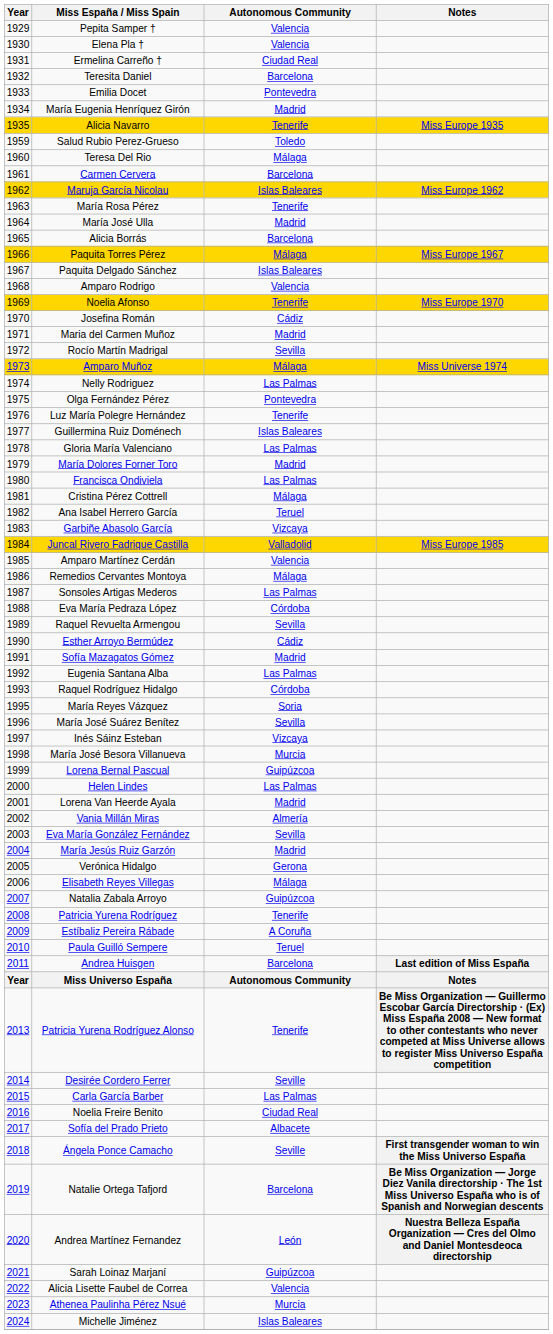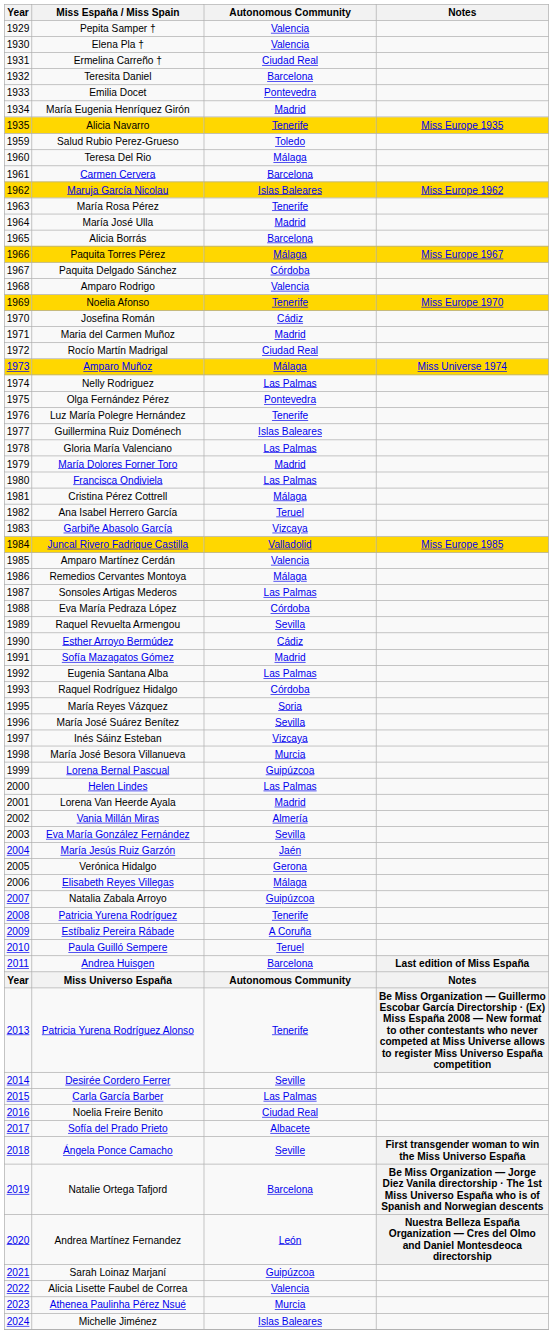(290, 271) Islas Baleares -> (290, 271) Córdoba
(290, 351) Sevilla -> (290, 351) Ciudad Real
(290, 851) Madrid -> (290, 851) Jaén
